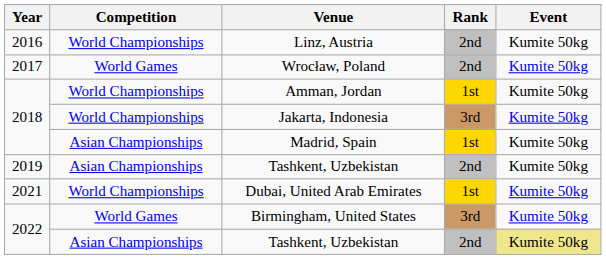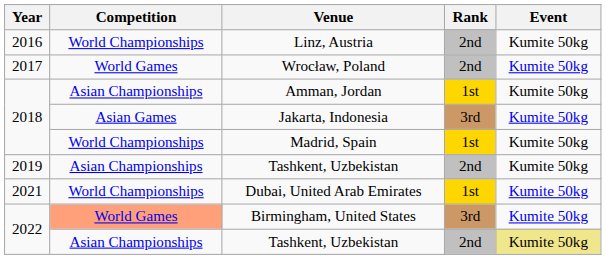(136, 92) World Championships -> (136, 92) Asian Championships
(136, 117) World Championships -> (136, 117) Asian Games
(136, 142) Asian Championships -> (136, 142) World Championships
(136, 216) no background -> (136, 216) lightsalmon background
